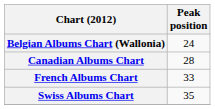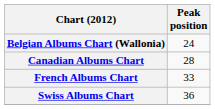(189, 95) 35 -> (189, 95) 36
